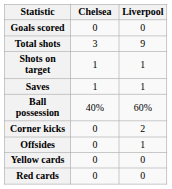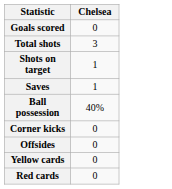- column: (143, 12)
